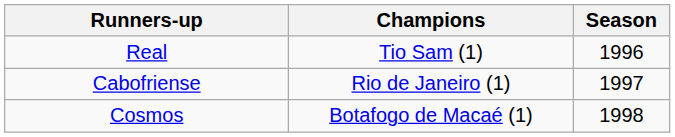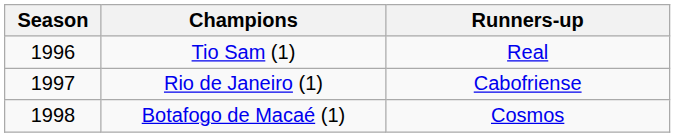columns swapped: (621, 20) <-> (147, 20)
